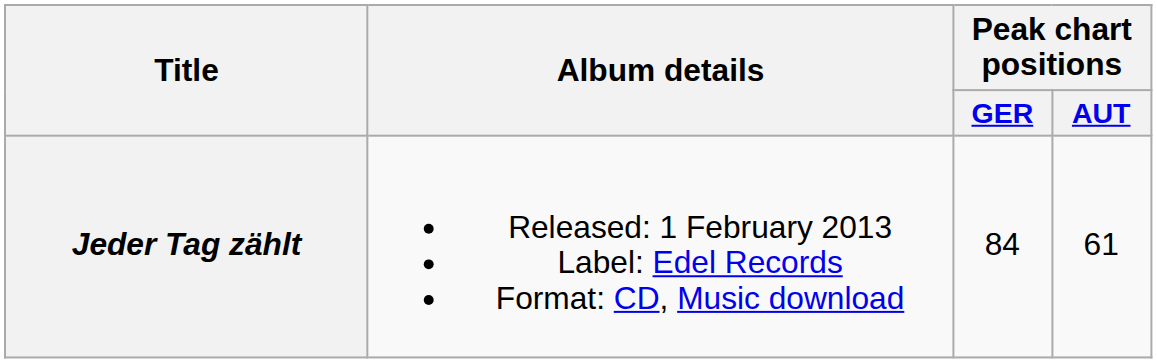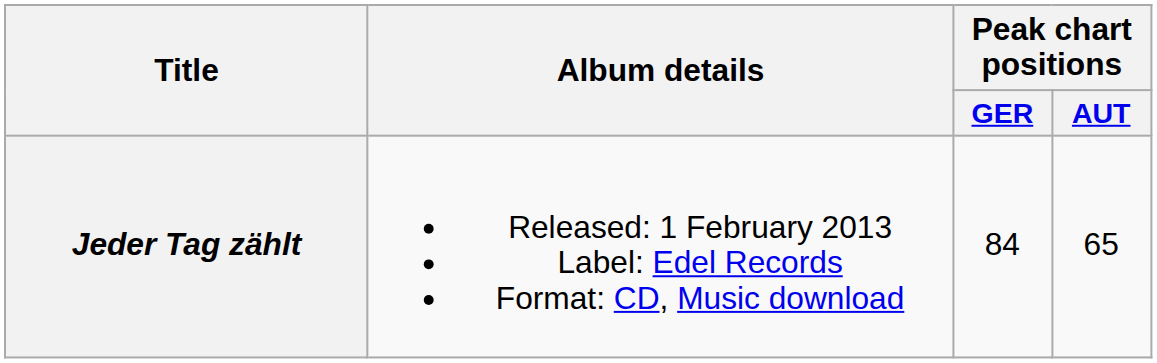(1101, 245) 61 -> (1101, 245) 65
